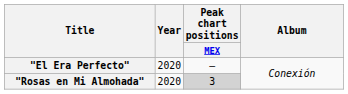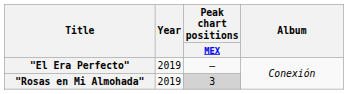(169, 65) 2020 -> (169, 65) 2019
(169, 81) 2020 -> (169, 81) 2019
